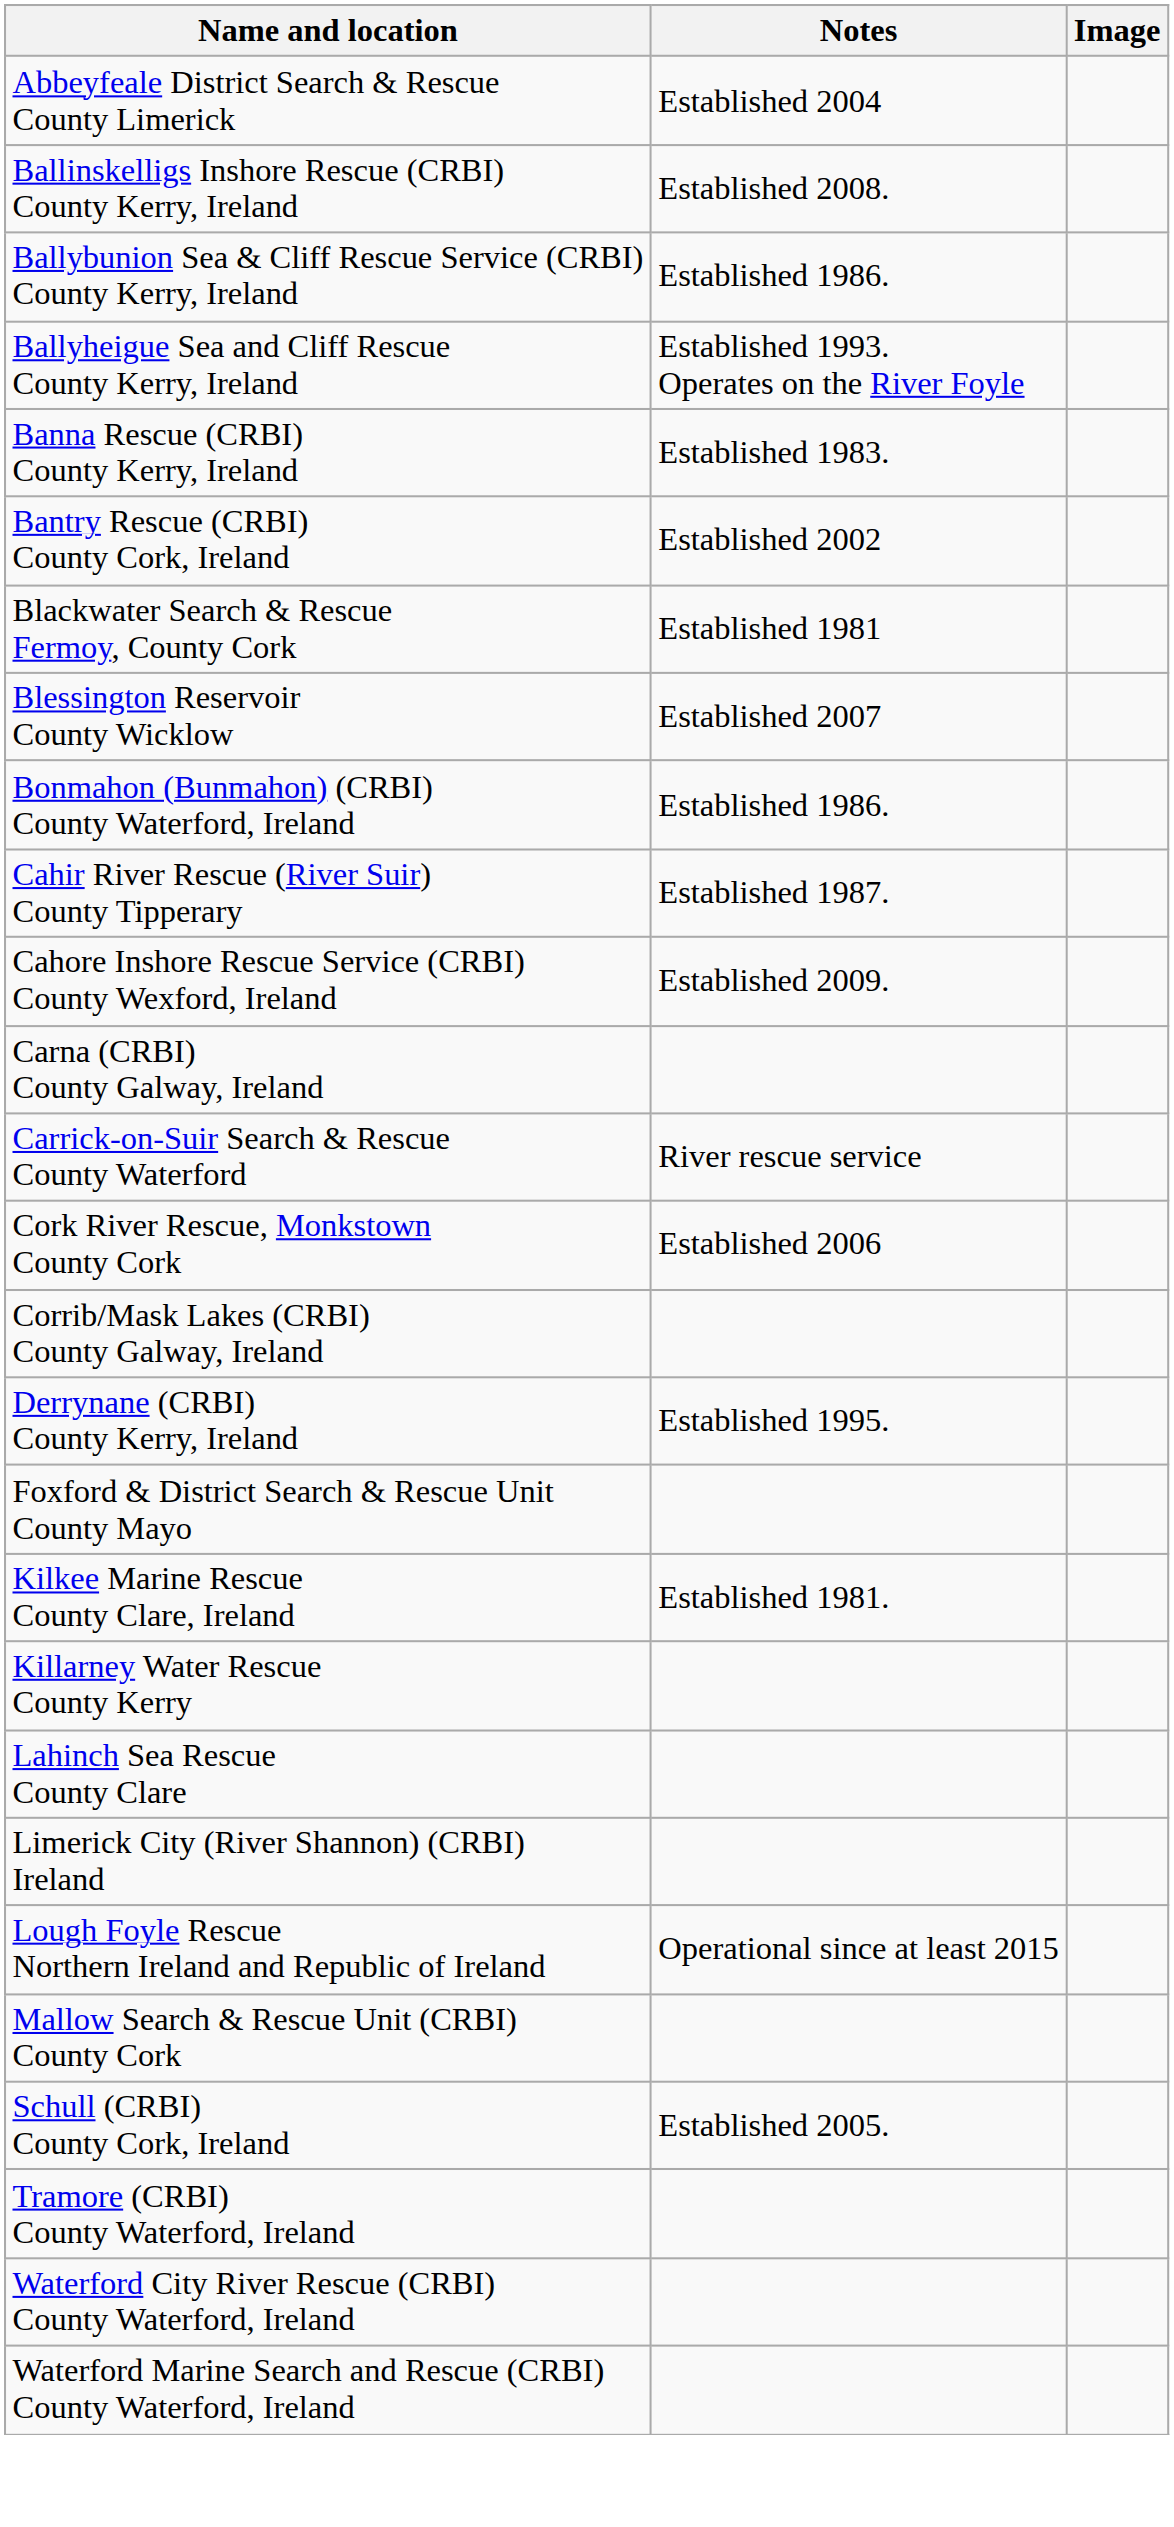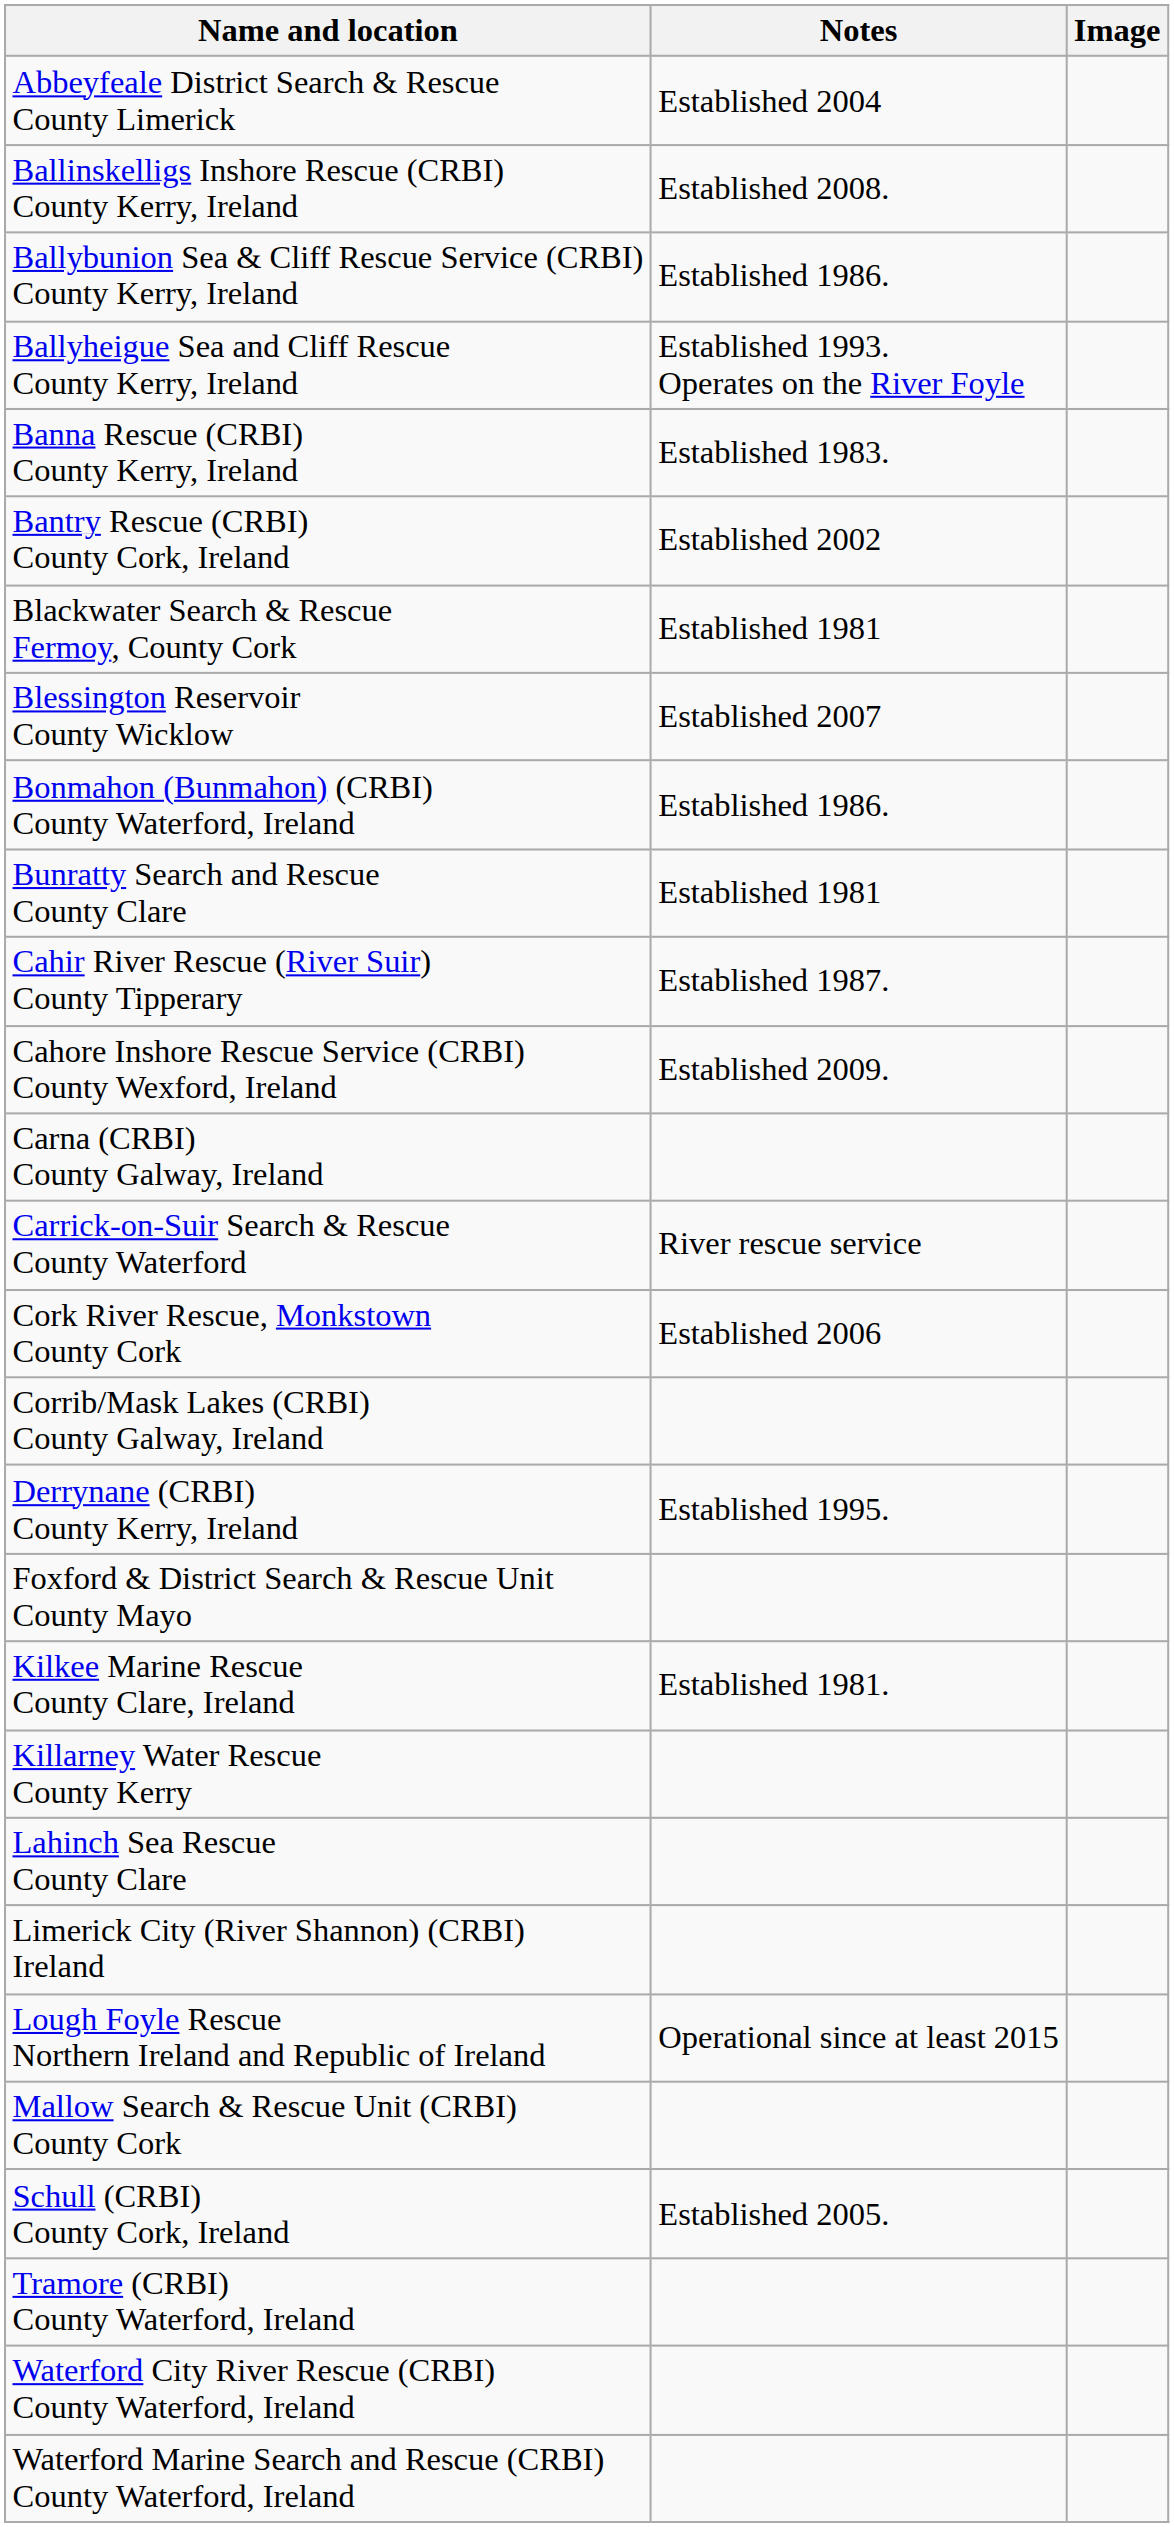+ row: (196, 892)
